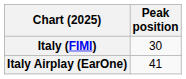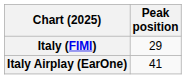(156, 45) 30 -> (156, 45) 29
